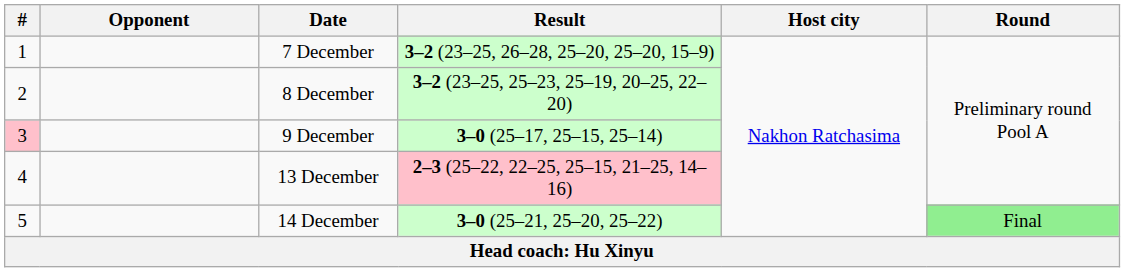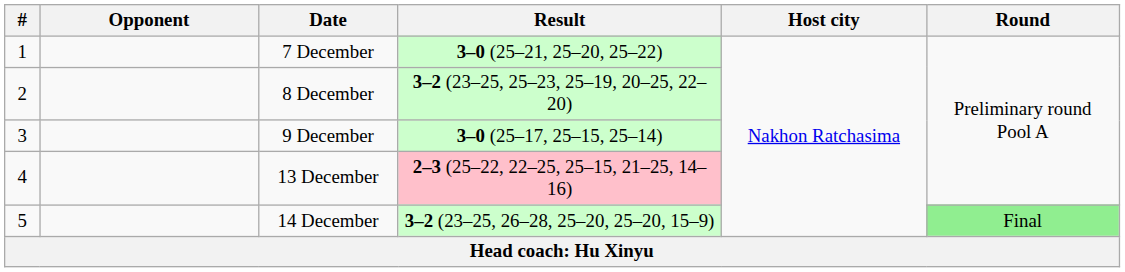(560, 51) 3–2 (23–25, 26–28, 25–20, 25–20, 15–9) -> (560, 51) 3–0 (25–21, 25–20, 25–22)
(22, 136) pink background -> (22, 136) no background
(560, 220) 3–0 (25–21, 25–20, 25–22) -> (560, 220) 3–2 (23–25, 26–28, 25–20, 25–20, 15–9)
